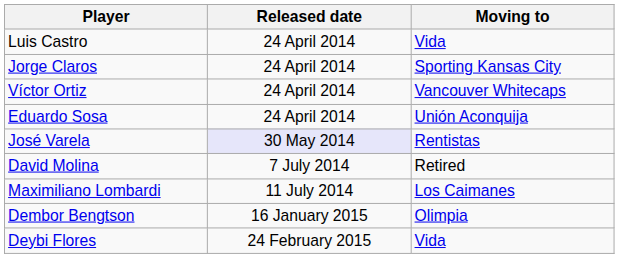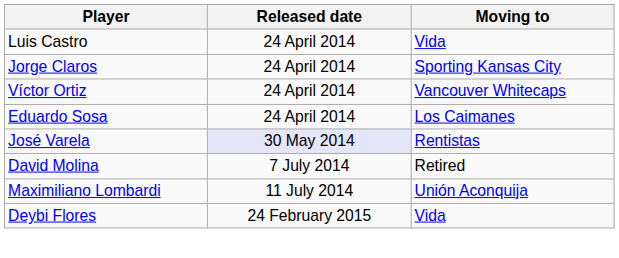(471, 116) Unión Aconquija -> (465, 116) Los Caimanes
(465, 191) Los Caimanes -> (471, 191) Unión Aconquija
- row: (71, 215)
